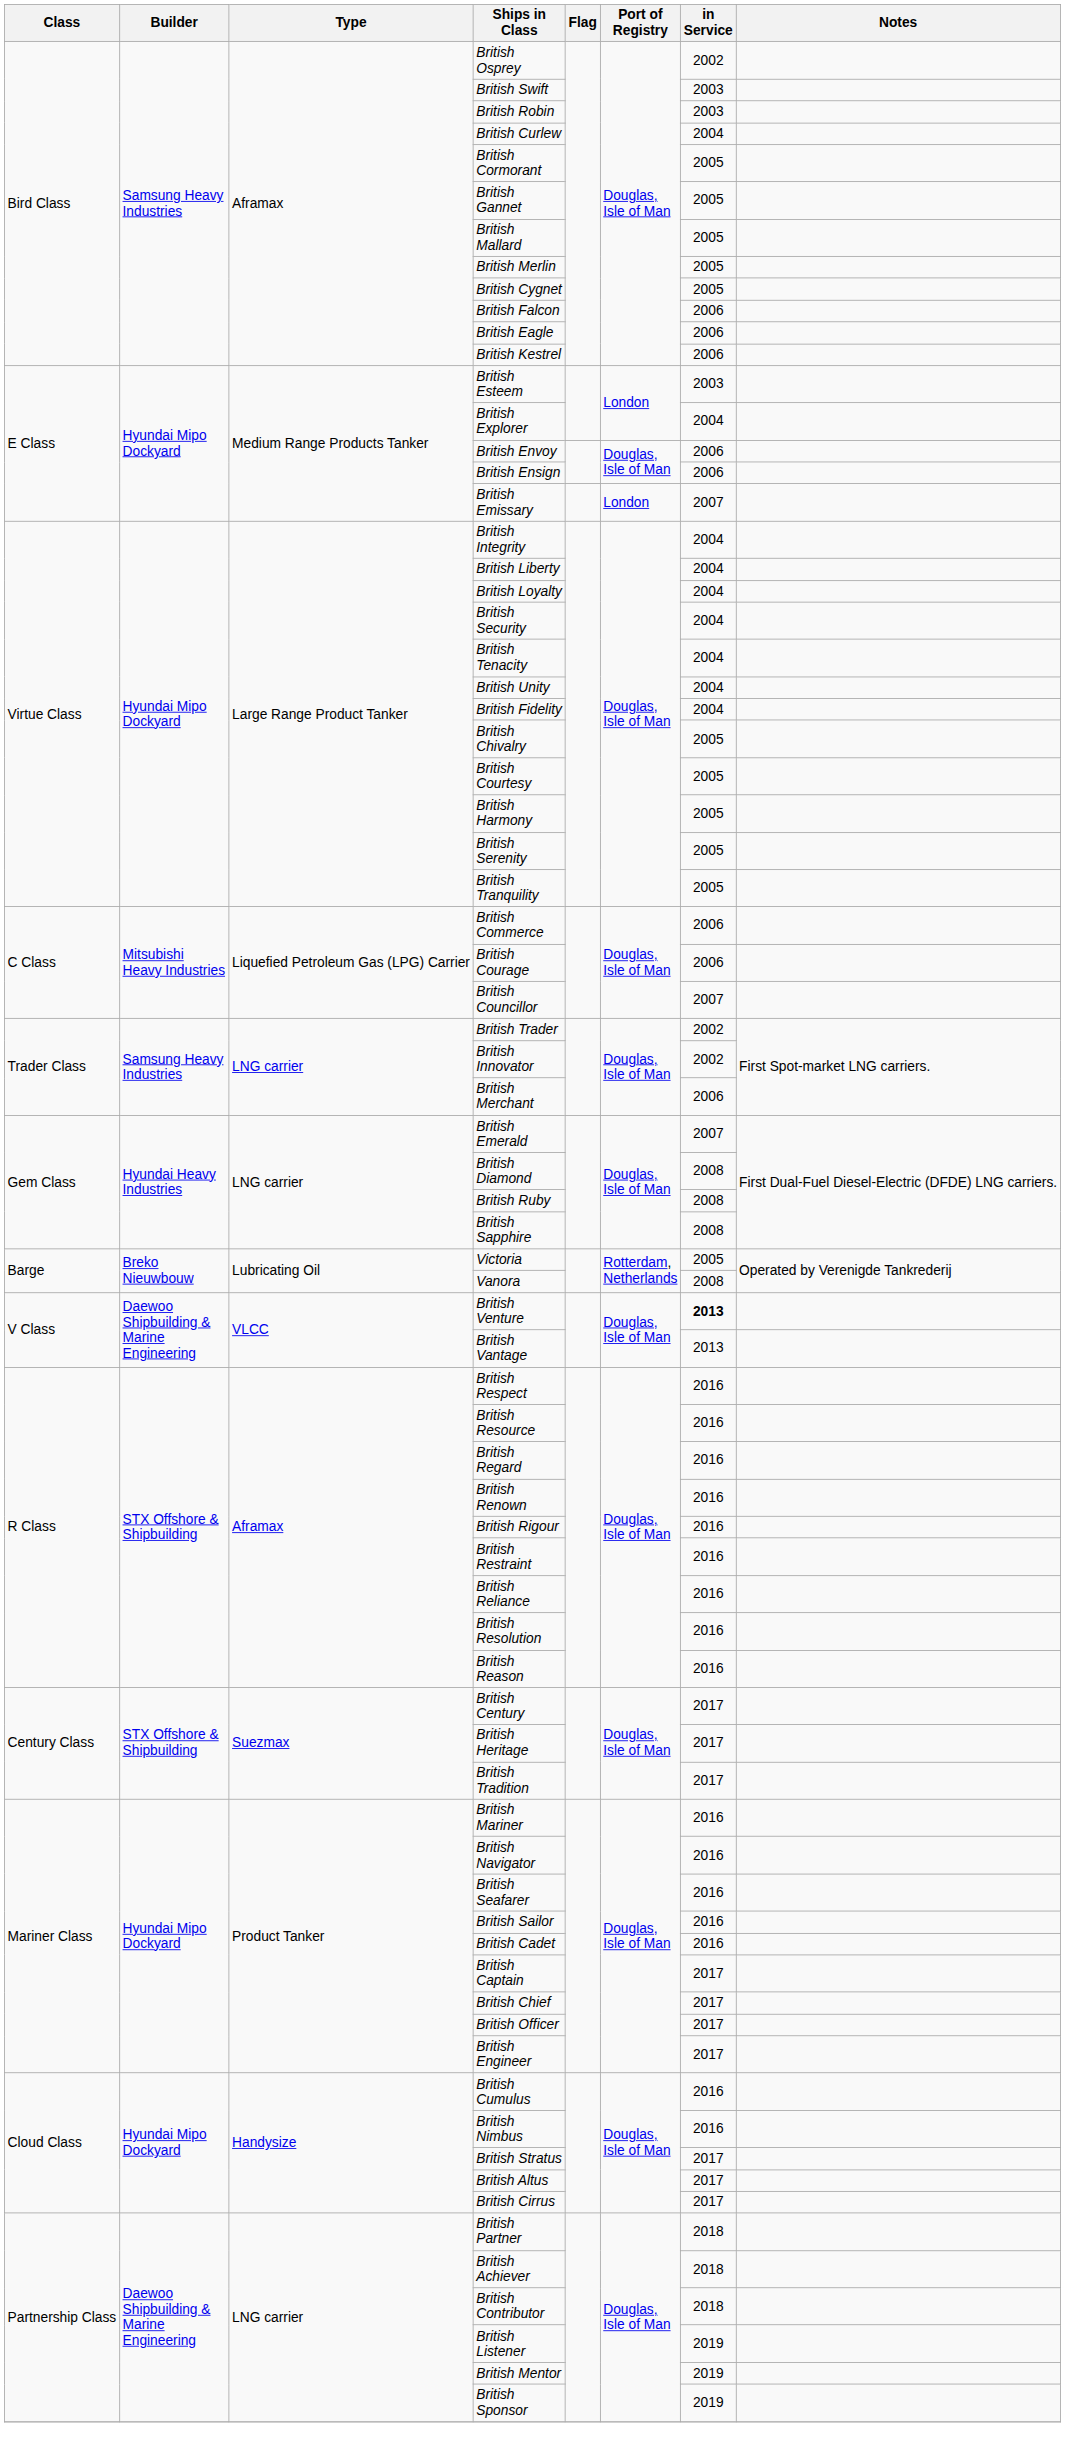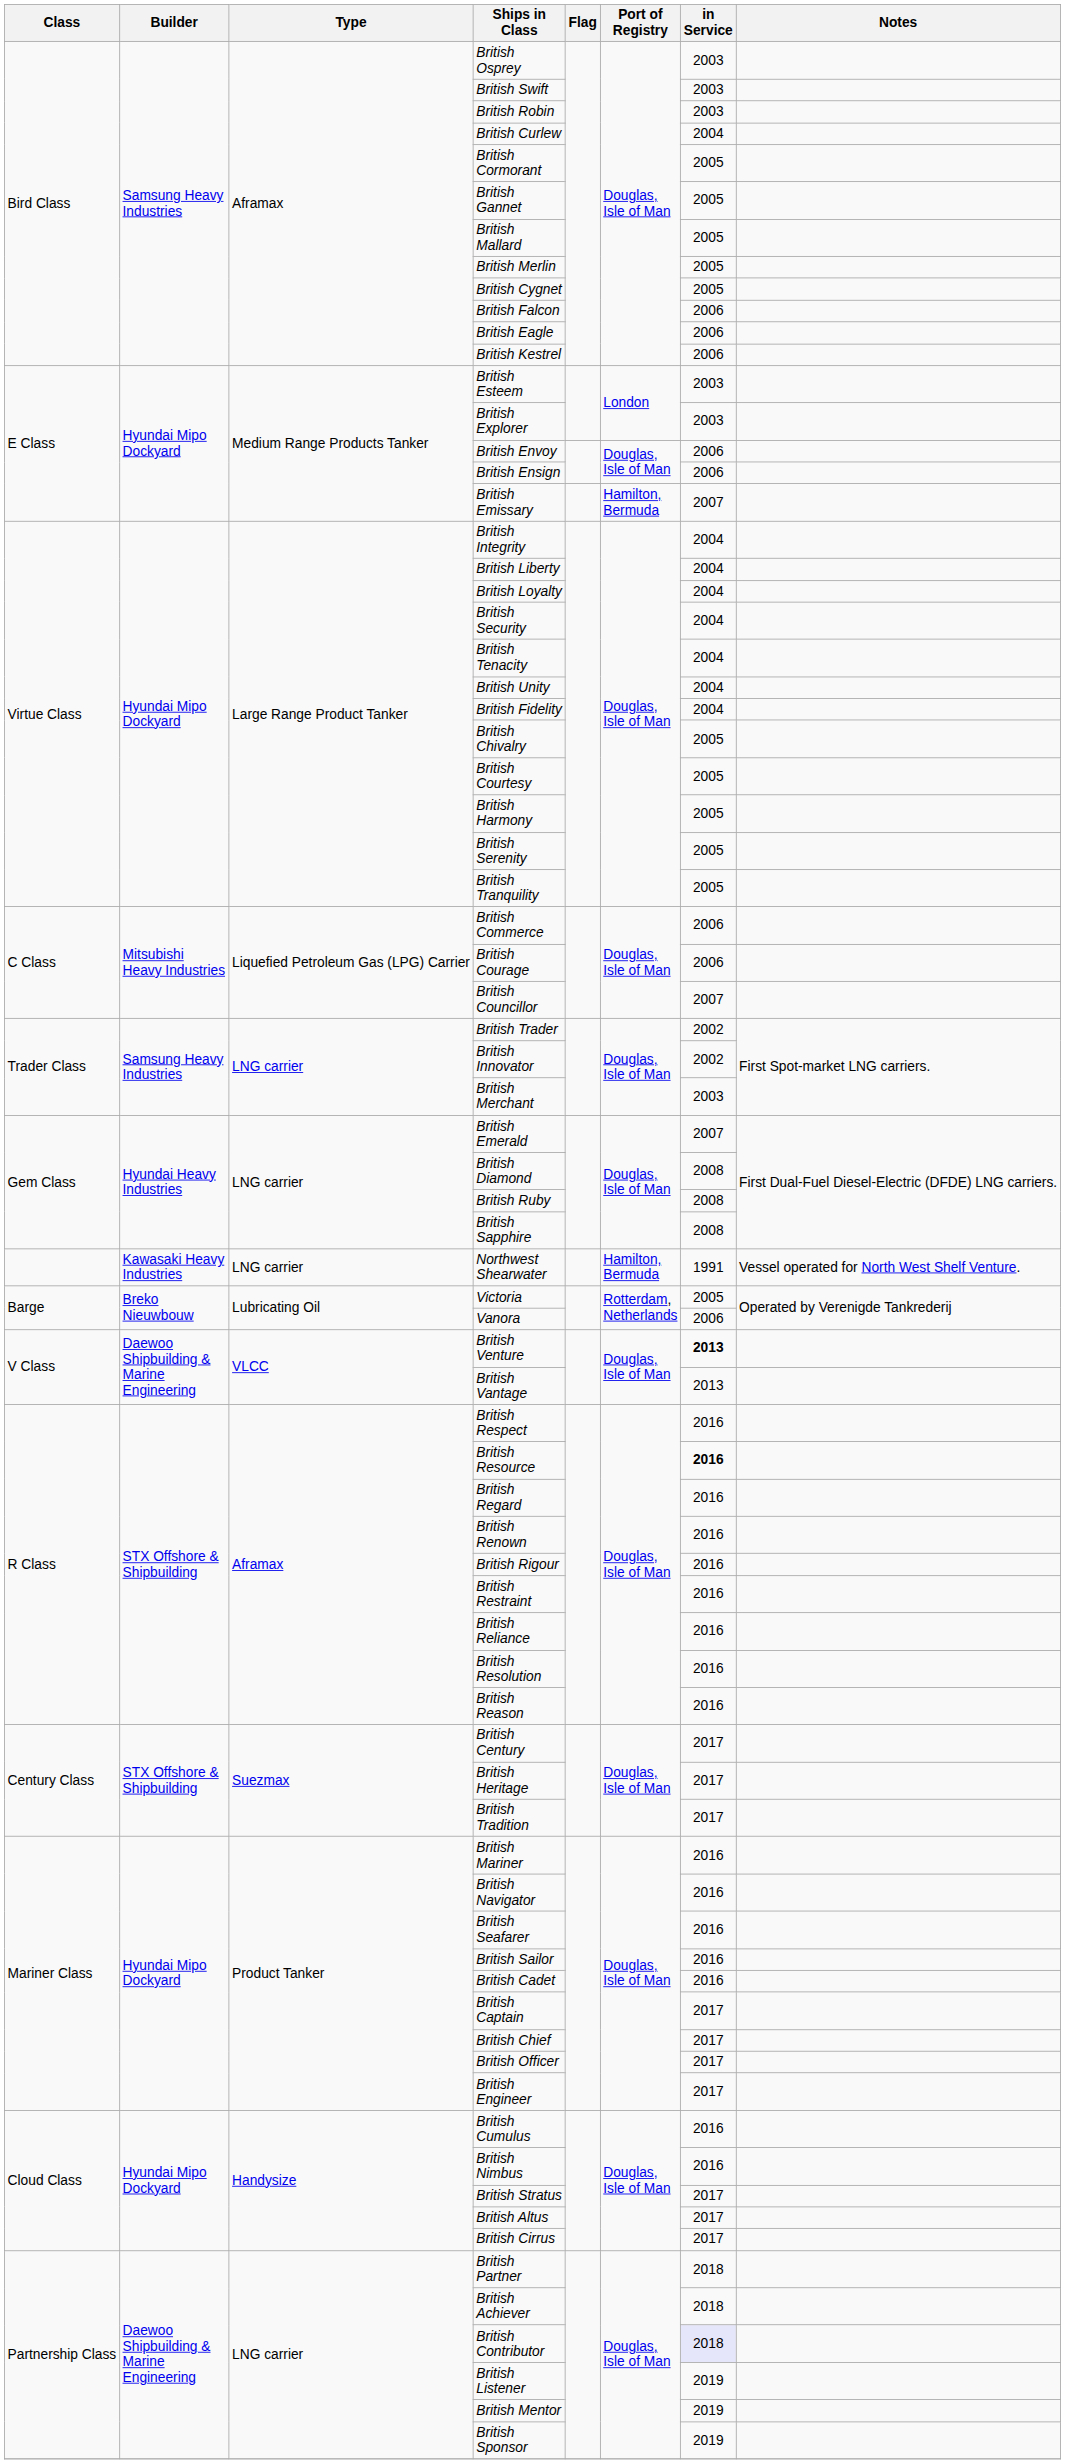(708, 60) 2002 -> (708, 60) 2003
(708, 421) 2004 -> (708, 421) 2003
(626, 502) London -> (632, 502) Hamilton, Bermuda
(708, 1096) 2006 -> (708, 1096) 2003
+ row: (511, 1267)
(708, 1281) 2008 -> (708, 1318) 2006
(708, 1423) normal -> (708, 1460) bold
(708, 2306) no background -> (708, 2343) lavender background
